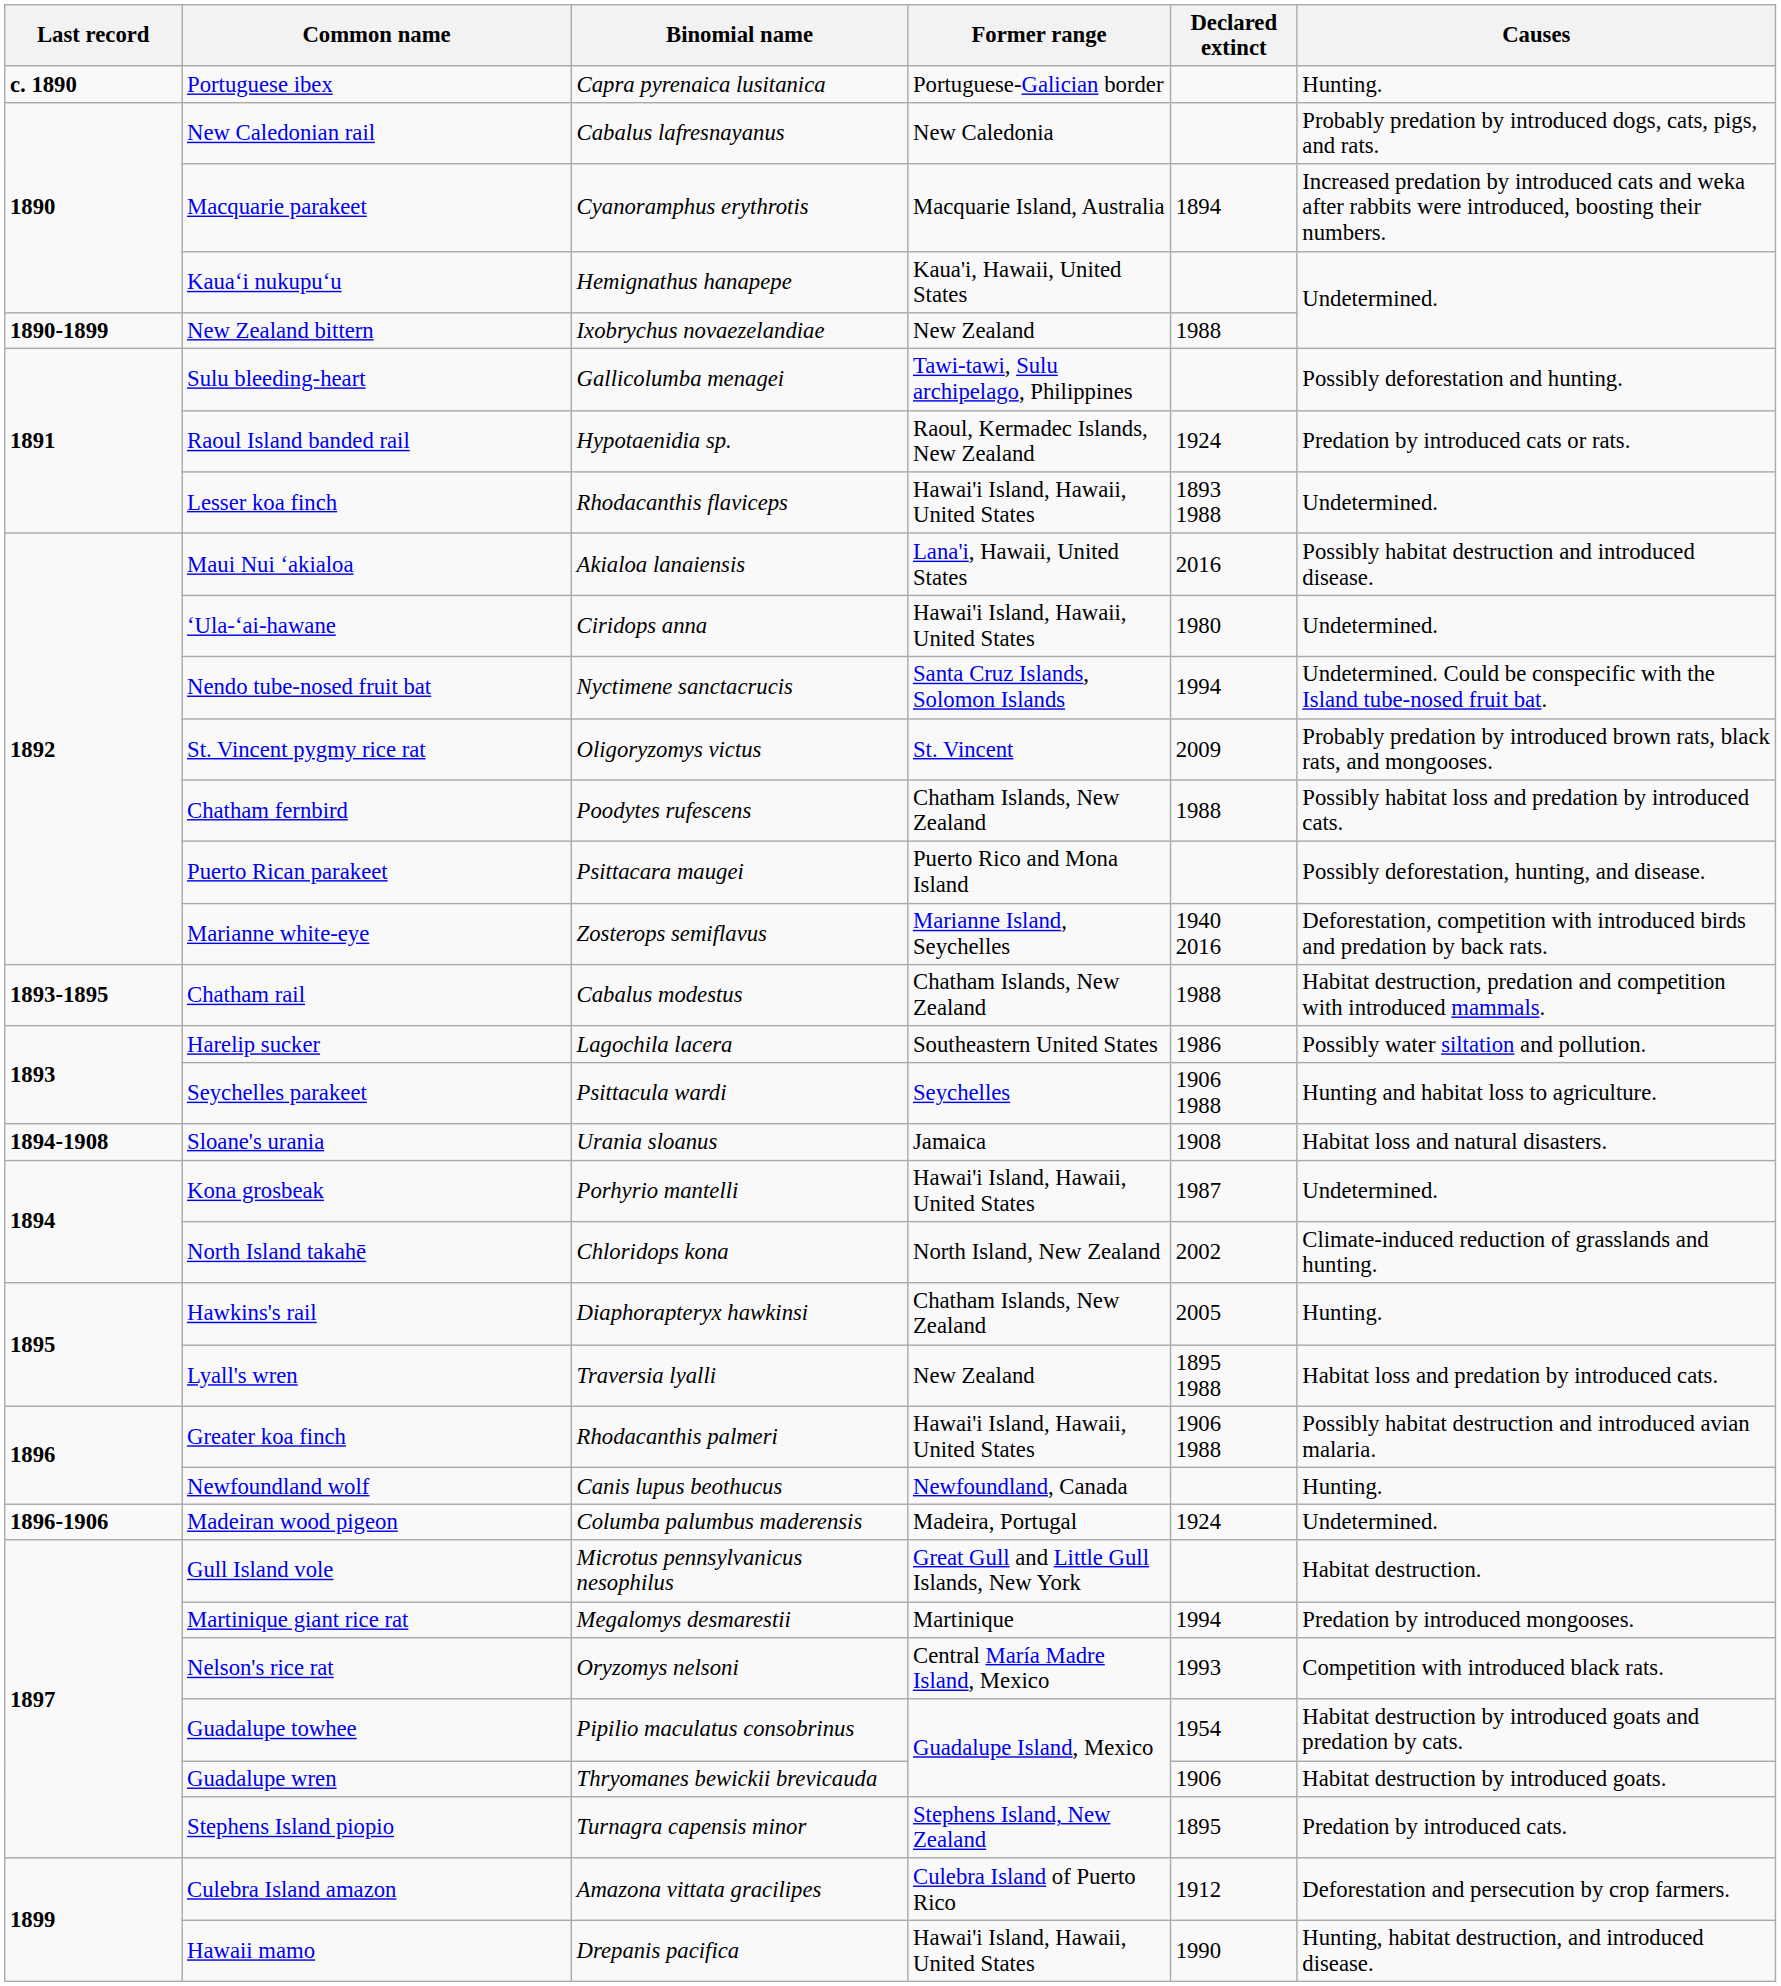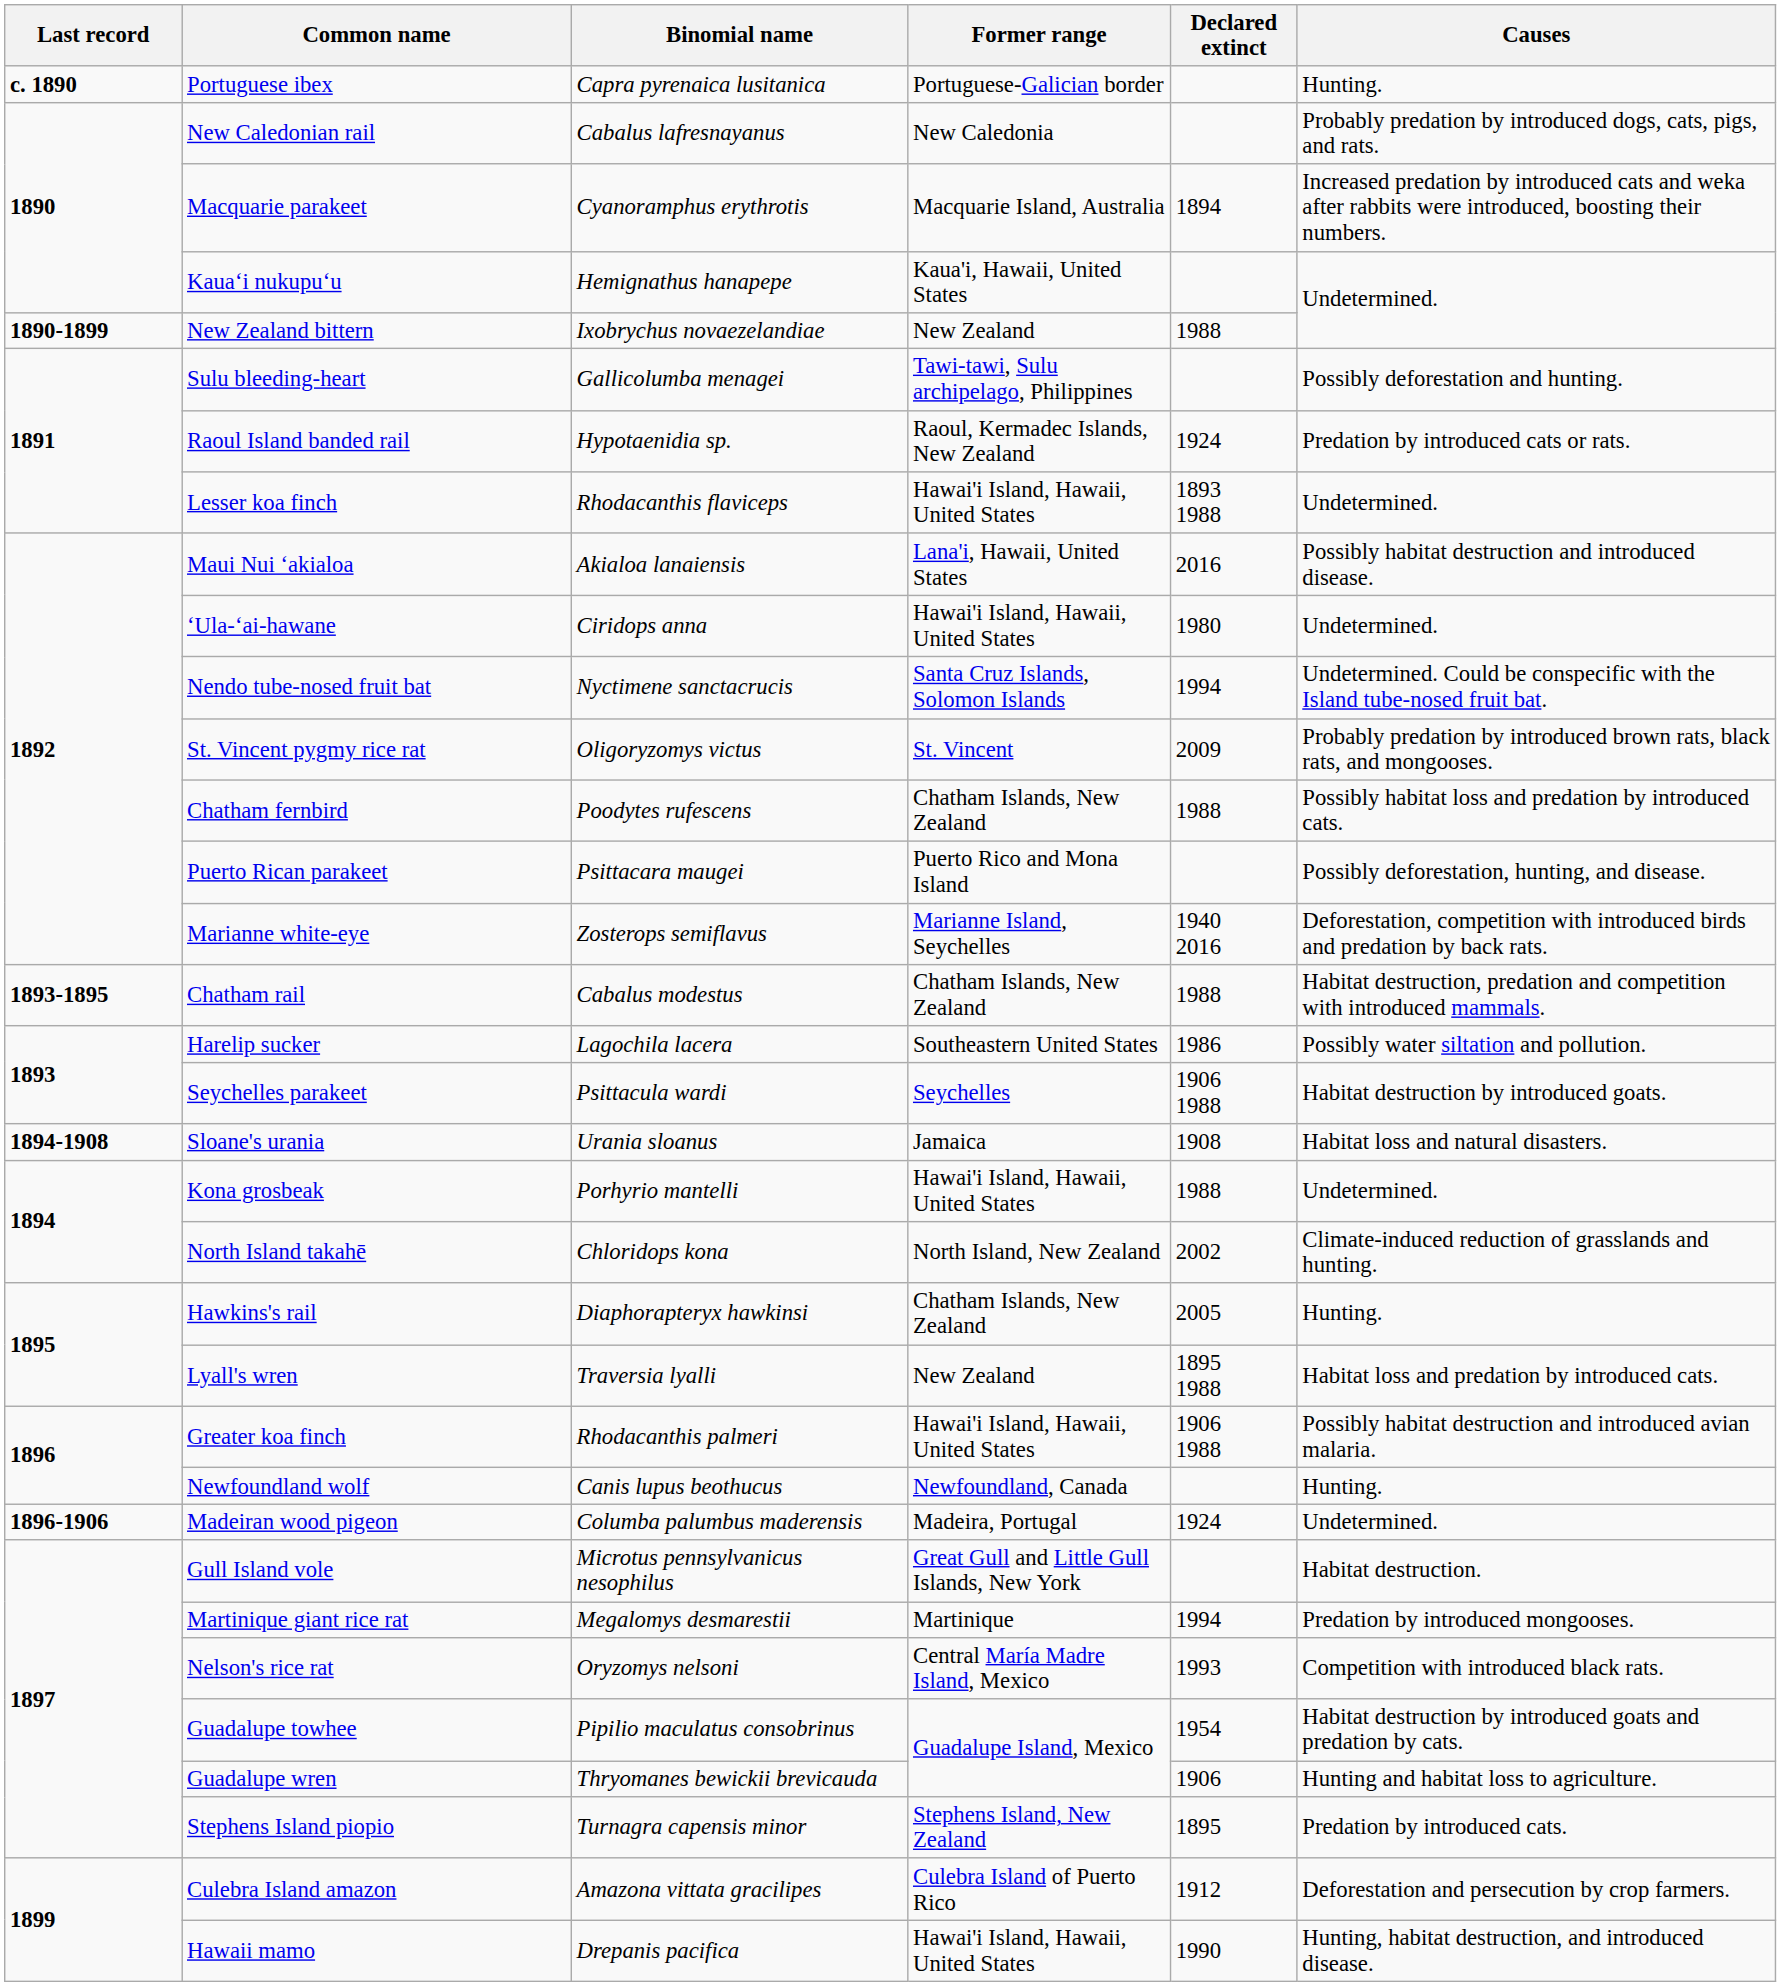(1480, 1092) Hunting and habitat loss to agriculture. -> (1484, 1092) Habitat destruction by introduced goats.
(1198, 1190) 1987 -> (1198, 1190) 1988
(1484, 1778) Habitat destruction by introduced goats. -> (1480, 1778) Hunting and habitat loss to agriculture.
